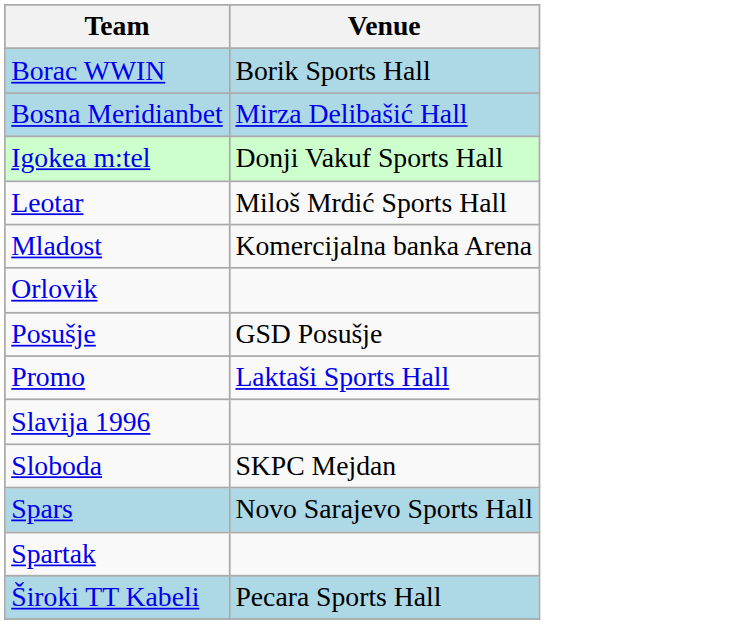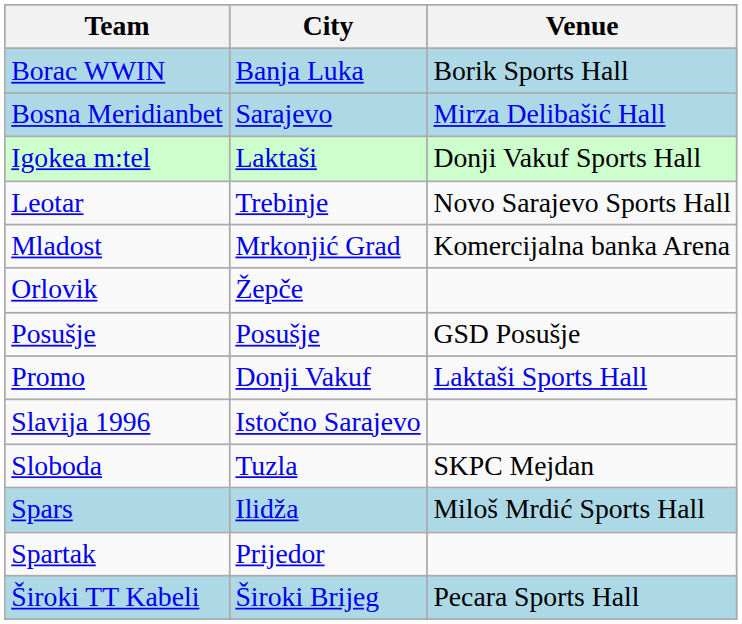+ column: (328, 26)
(371, 202) Miloš Mrdić Sports Hall -> (582, 202) Novo Sarajevo Sports Hall
(384, 509) Novo Sarajevo Sports Hall -> (569, 509) Miloš Mrdić Sports Hall
